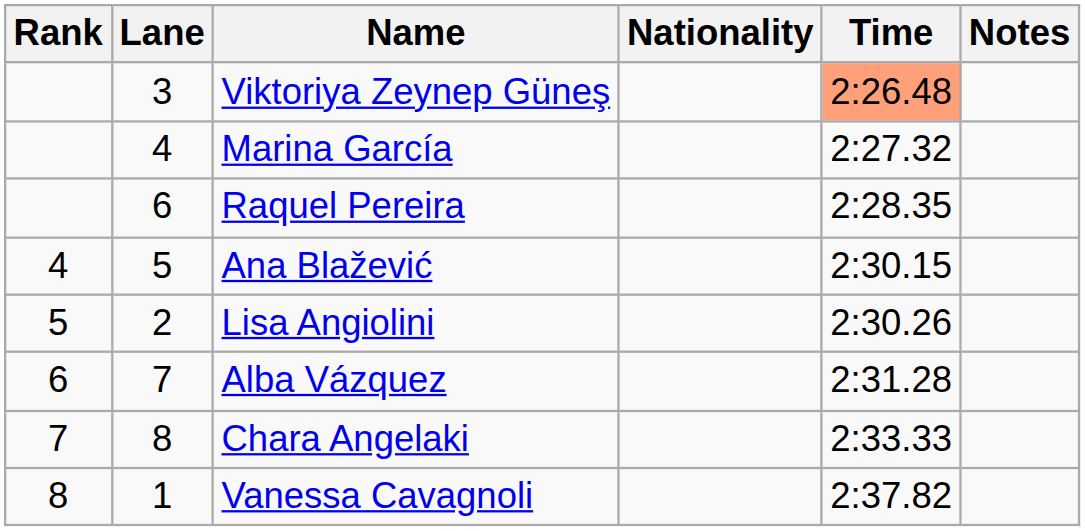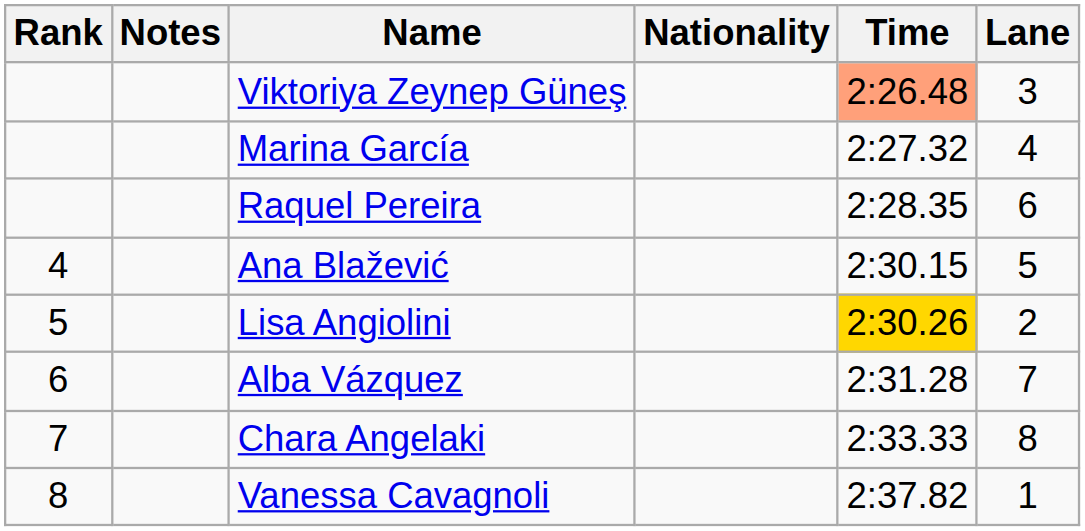columns swapped: (162, 33) <-> (1020, 33)
(891, 322) no background -> (907, 322) gold background
